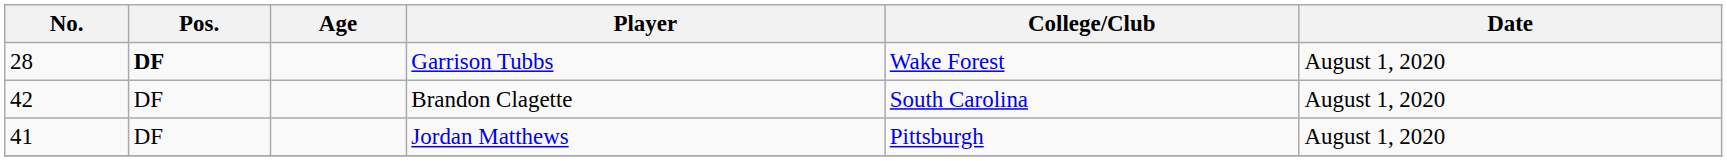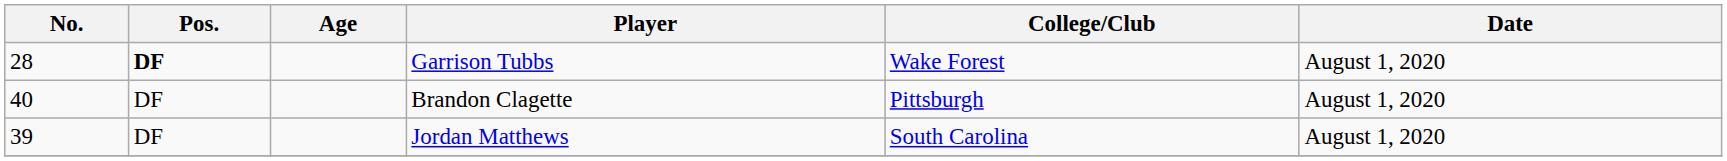(22, 99) 42 -> (22, 99) 40
(959, 99) South Carolina -> (937, 99) Pittsburgh
(22, 137) 41 -> (22, 137) 39
(937, 137) Pittsburgh -> (959, 137) South Carolina
